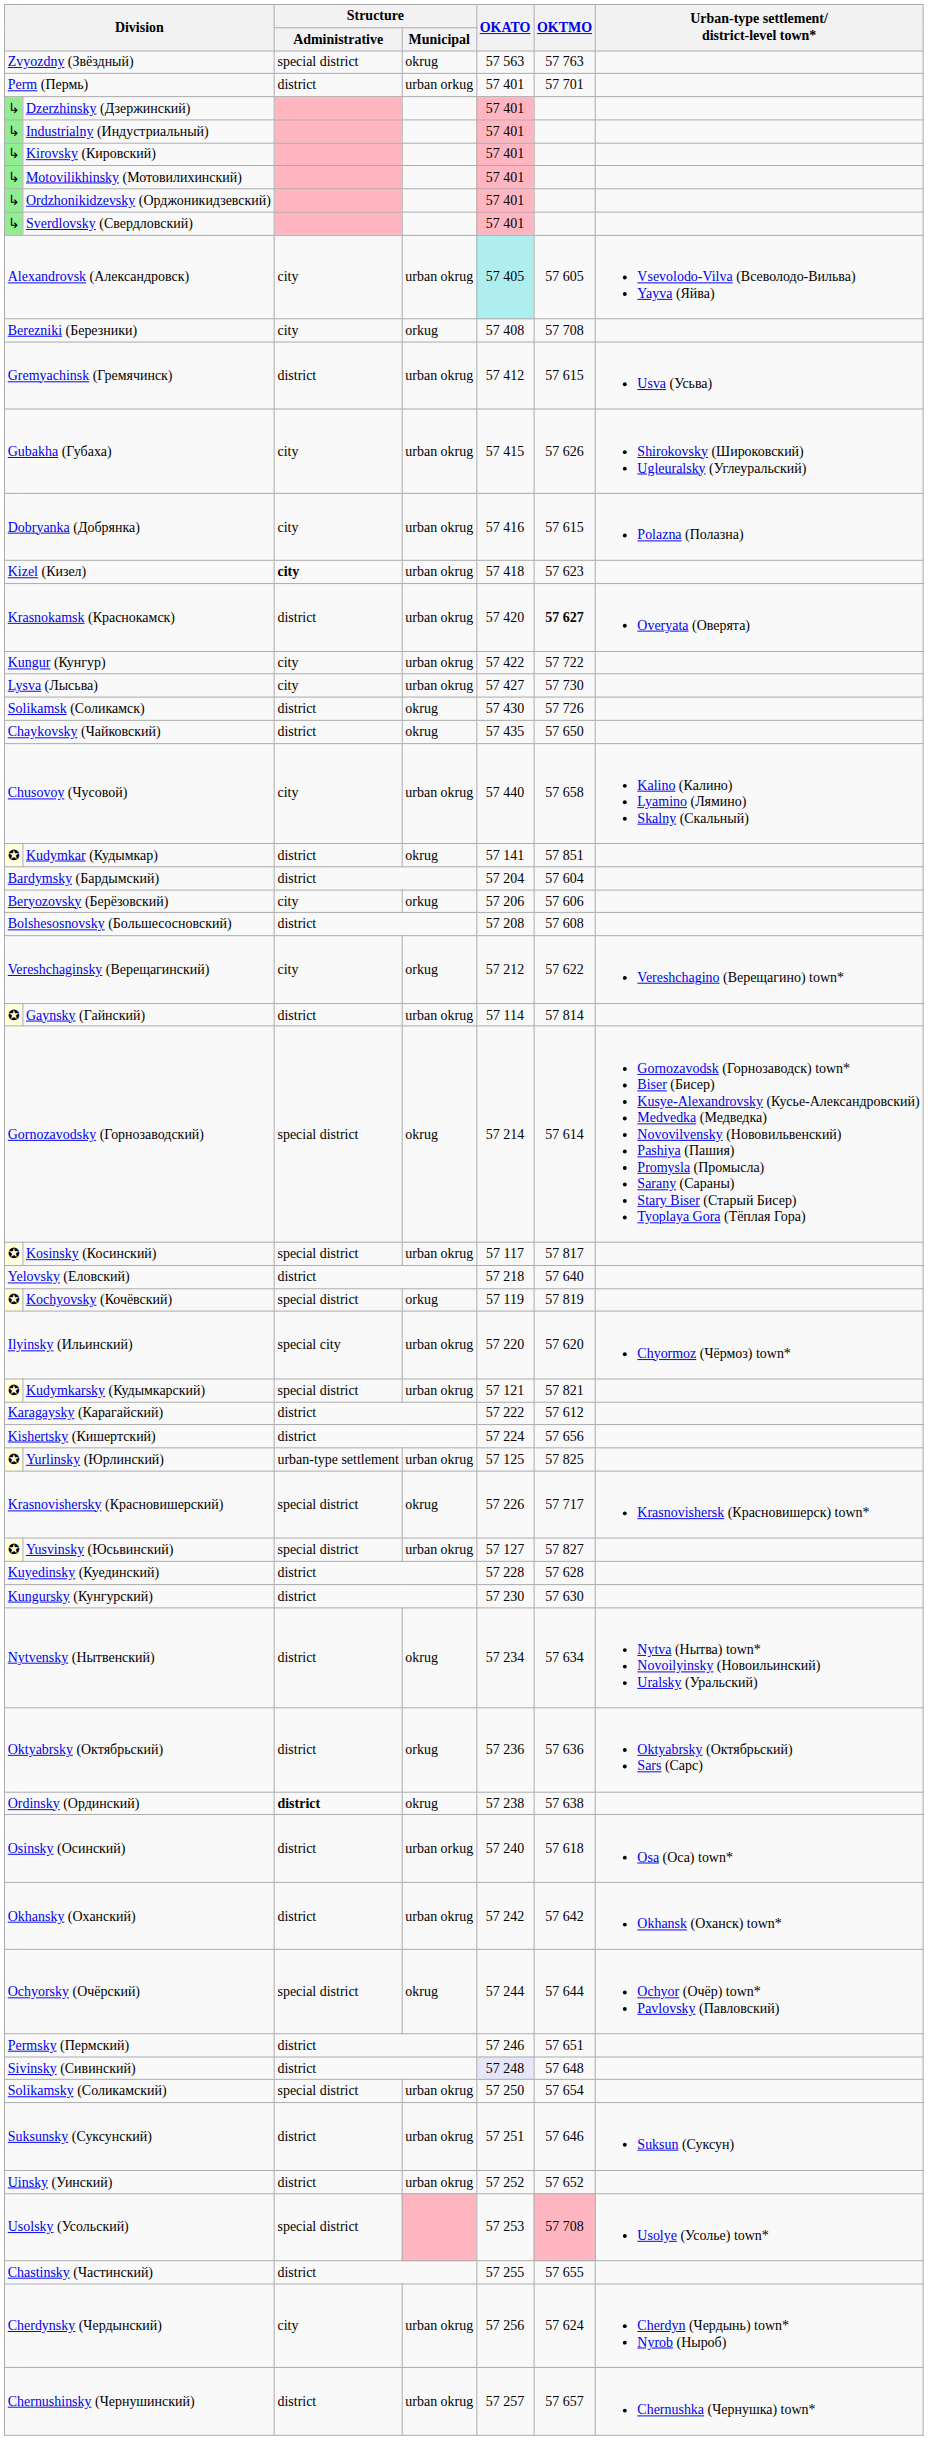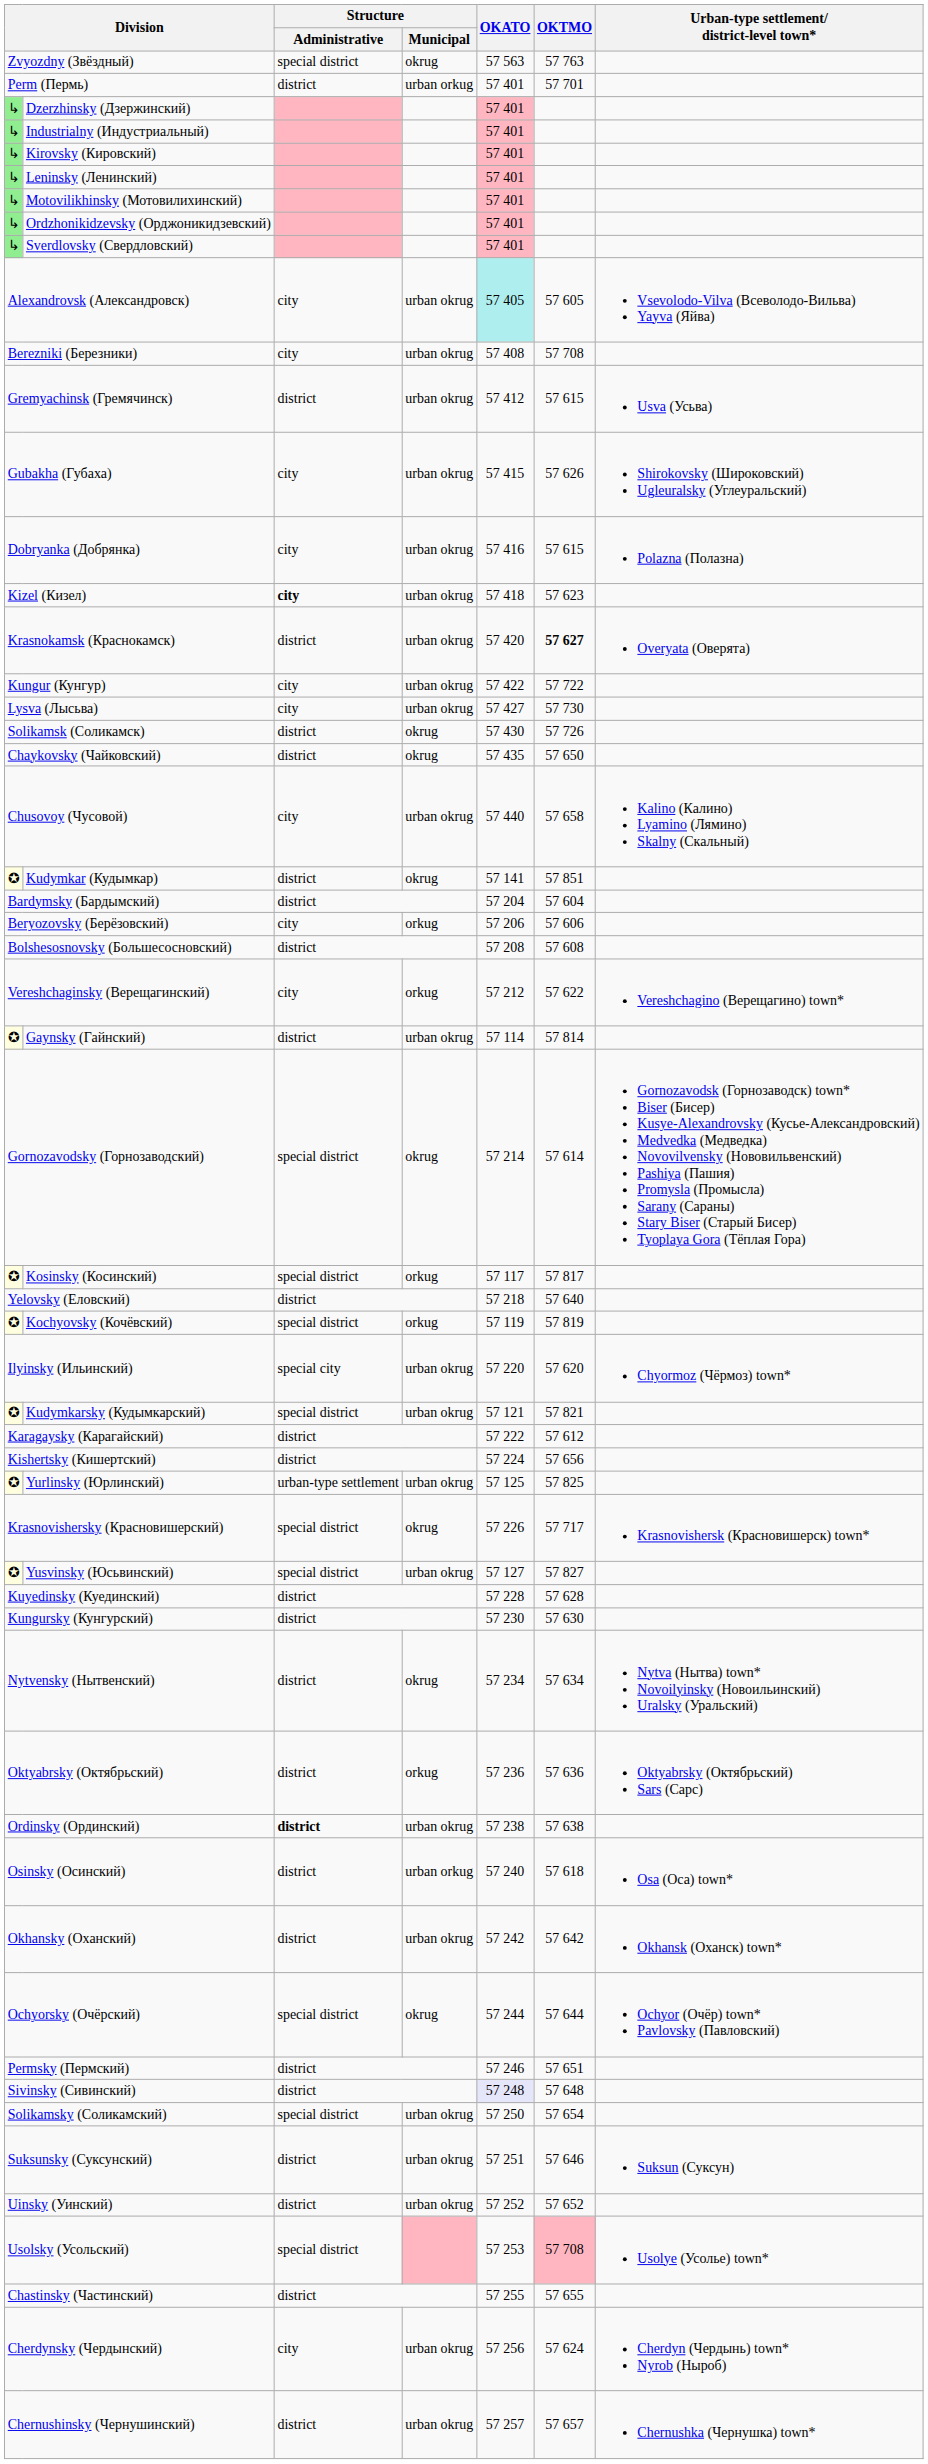+ row: (91, 177)
(422, 330) orkug -> (439, 353) urban okrug
(439, 1254) urban okrug -> (422, 1277) orkug
(422, 1803) okrug -> (439, 1826) urban okrug
